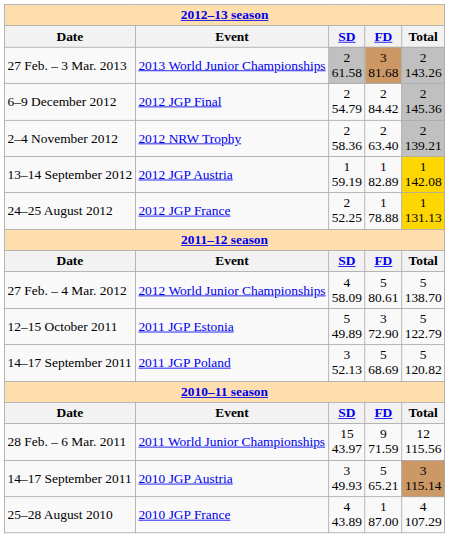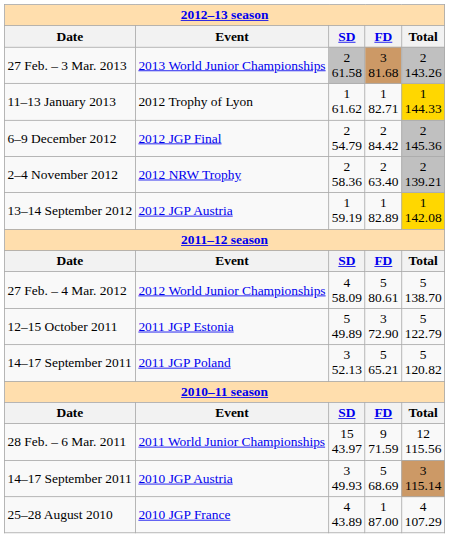+ row: (196, 101)
- row: (184, 211)
(383, 363) 5 68.69 -> (383, 363) 5 65.21
(383, 478) 5 65.21 -> (383, 478) 5 68.69
